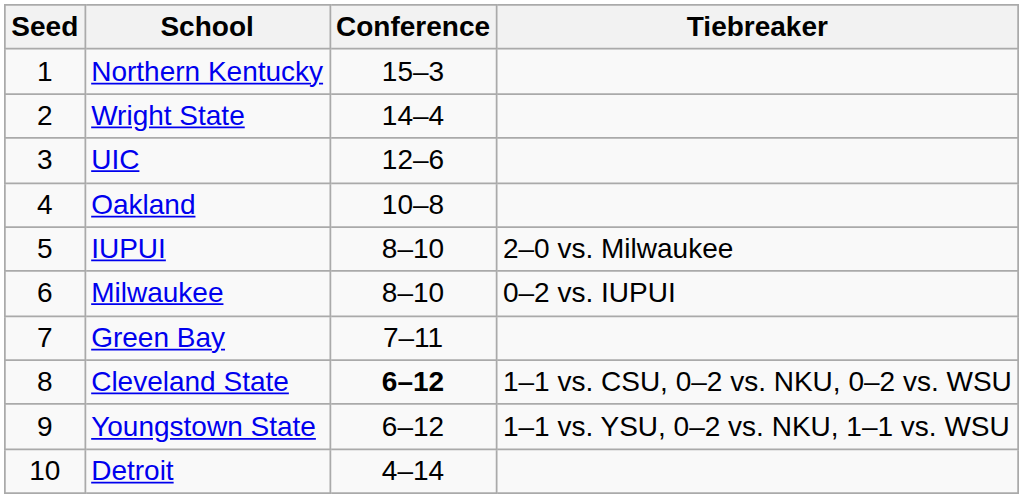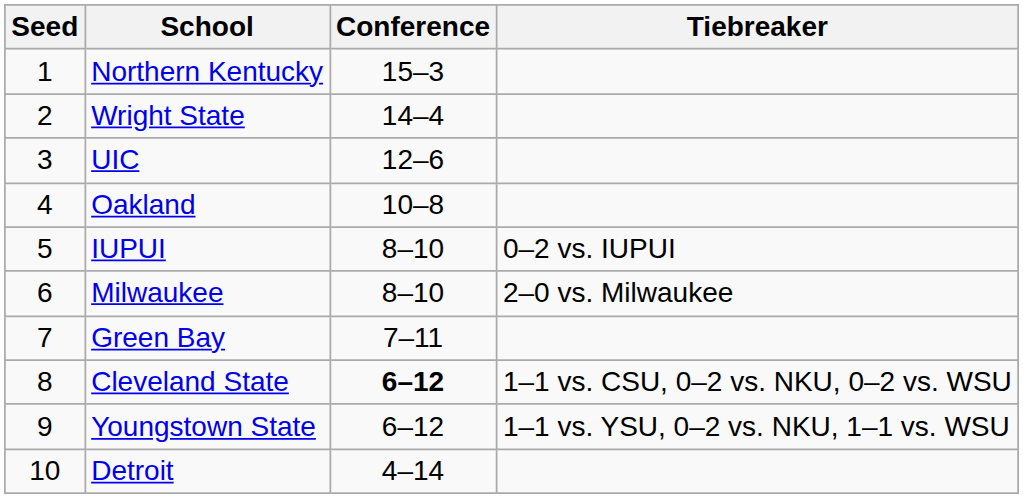(618, 248) 2–0 vs. Milwaukee -> (589, 248) 0–2 vs. IUPUI
(589, 293) 0–2 vs. IUPUI -> (618, 293) 2–0 vs. Milwaukee
